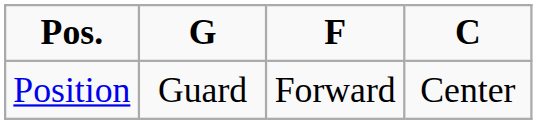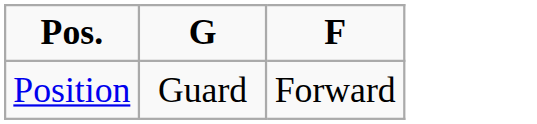- column: (468, 32)
